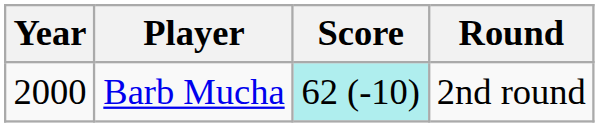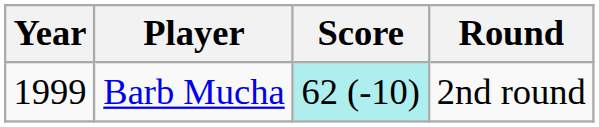(50, 91) 2000 -> (50, 91) 1999
